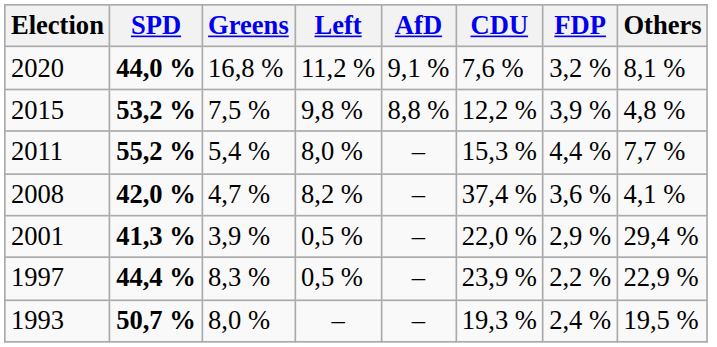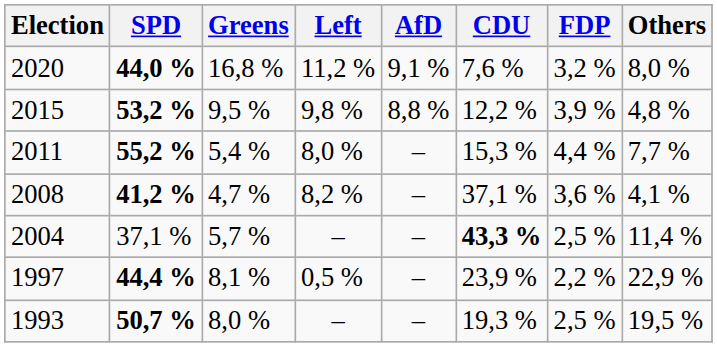(654, 67) 8,1 % -> (659, 67) 8,0 %
(239, 109) 7,5 % -> (239, 109) 9,5 %
(156, 194) 42,0 % -> (156, 194) 41,2 %
(499, 194) 37,4 % -> (499, 194) 37,1 %
+ row: (38, 236)
- row: (38, 236)
(239, 278) 8,3 % -> (239, 278) 8,1 %
(580, 320) 2,4 % -> (585, 320) 2,5 %
